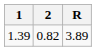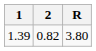(77, 35) 3.89 -> (77, 35) 3.80
